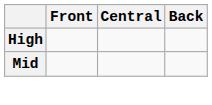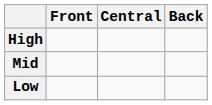+ row: (26, 88)
